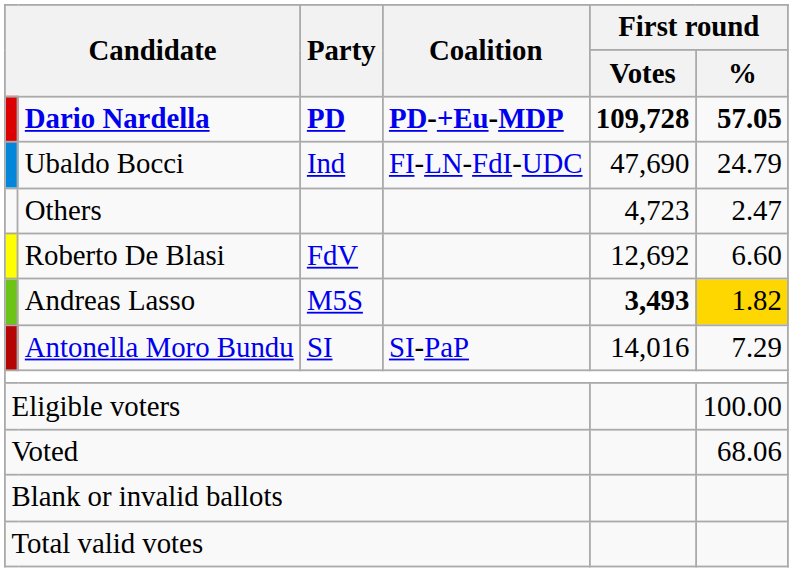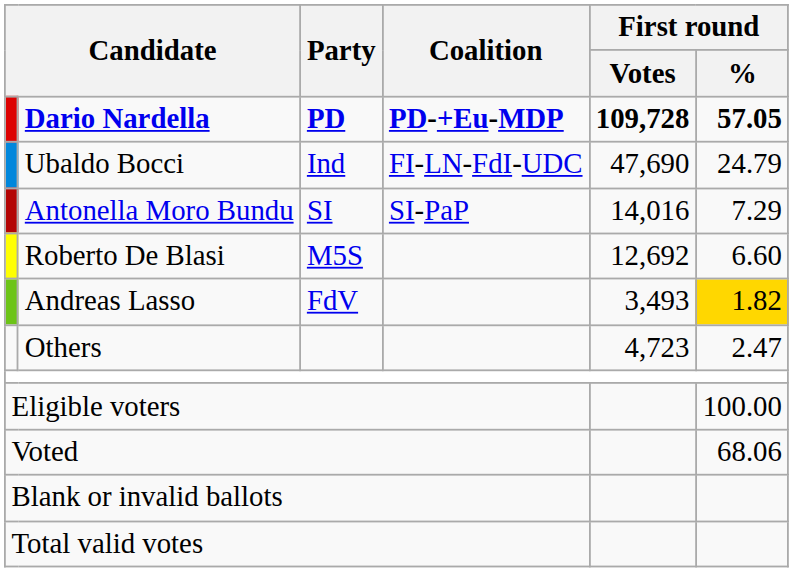rows swapped: (159, 347) <-> (63, 210)
(332, 255) FdV -> (335, 255) M5S
(335, 301) M5S -> (332, 301) FdV
(657, 301) bold -> (657, 301) normal
